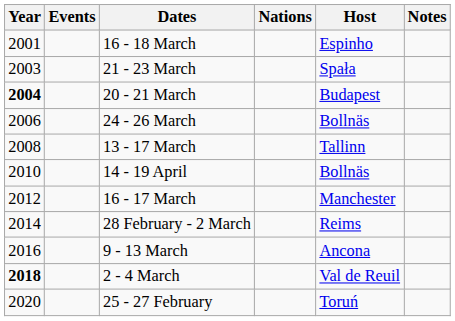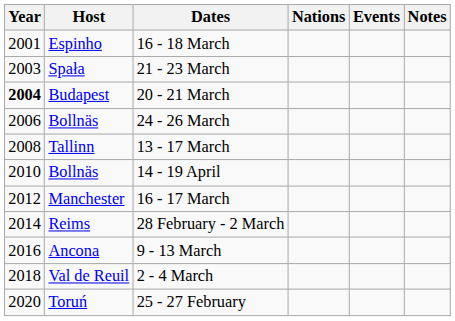columns swapped: (360, 17) <-> (72, 17)
(25, 276) bold -> (25, 276) normal
